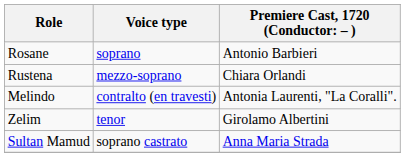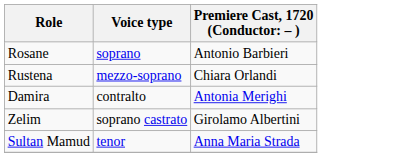- row: (31, 97)
+ row: (29, 97)
(111, 119) tenor -> (142, 119) soprano castrato
(142, 141) soprano castrato -> (111, 141) tenor
